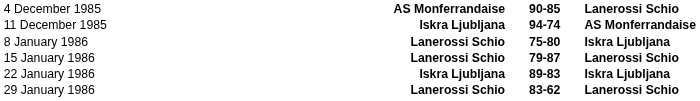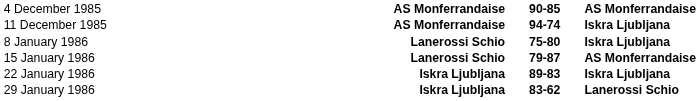(632, 9) Lanerossi Schio -> (640, 9) AS Monferrandaise
(462, 25) Iskra Ljubljana -> (449, 25) AS Monferrandaise
(640, 25) AS Monferrandaise -> (627, 25) Iskra Ljubljana
(632, 58) Lanerossi Schio -> (640, 58) AS Monferrandaise
(458, 90) Lanerossi Schio -> (462, 90) Iskra Ljubljana
